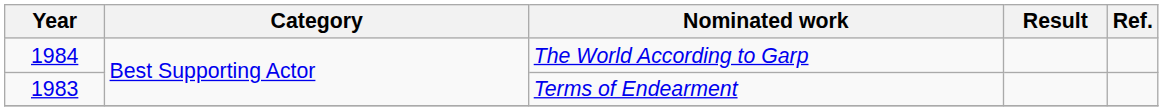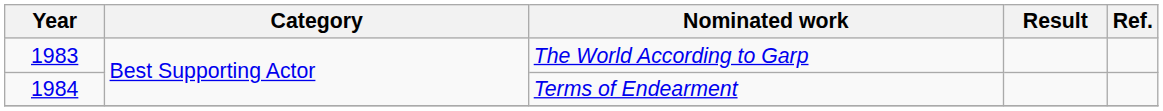(55, 55) 1984 -> (55, 55) 1983
(55, 88) 1983 -> (55, 88) 1984
